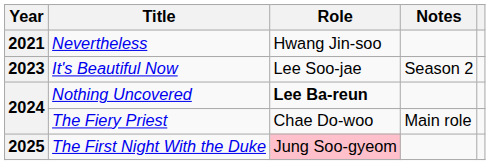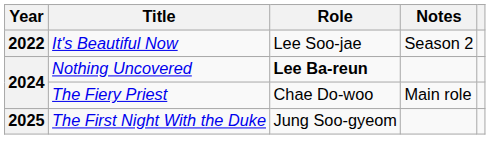- row: (100, 43)
(26, 69) 2023 -> (26, 43) 2022
(335, 146) pink background -> (335, 120) no background
